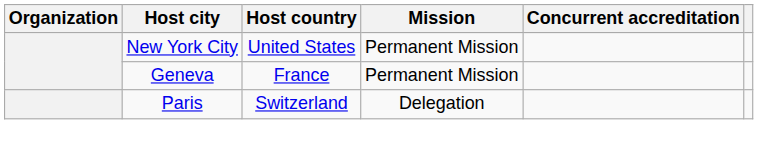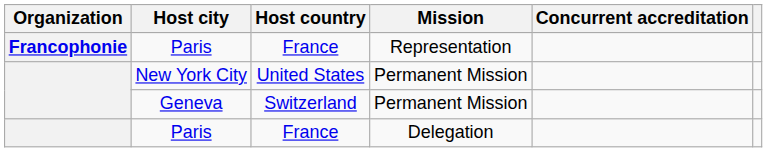+ row: (191, 47)
(302, 75) France -> (310, 103) Switzerland
(302, 103) Switzerland -> (310, 132) France
